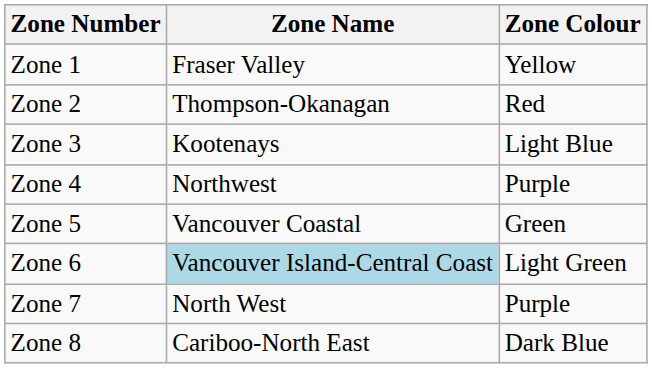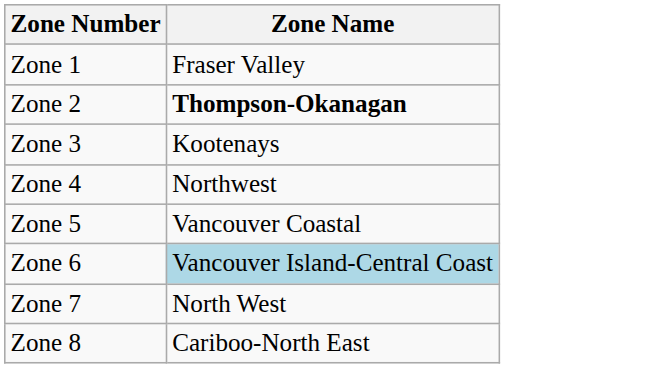- column: (573, 24)
(281, 104) normal -> (289, 104) bold
